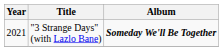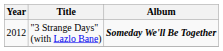(16, 33) 2021 -> (16, 33) 2012
